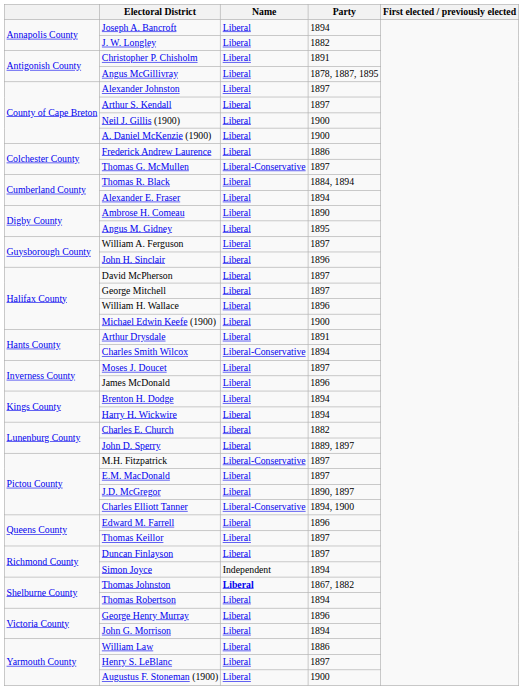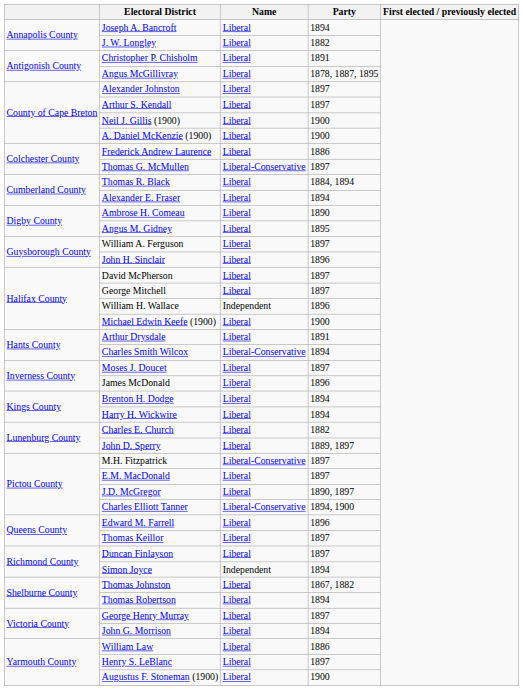(237, 306) Liberal -> (247, 306) Independent
(238, 584) bold -> (237, 584) normal
(320, 615) 1896 -> (320, 615) 1897
